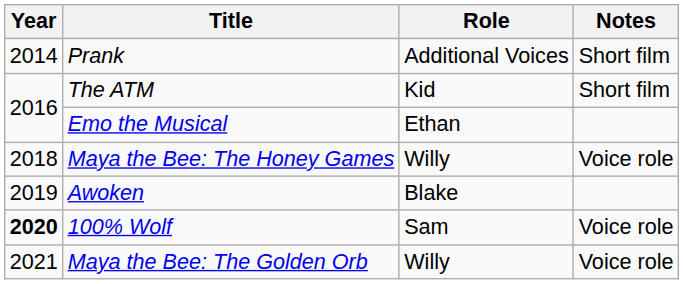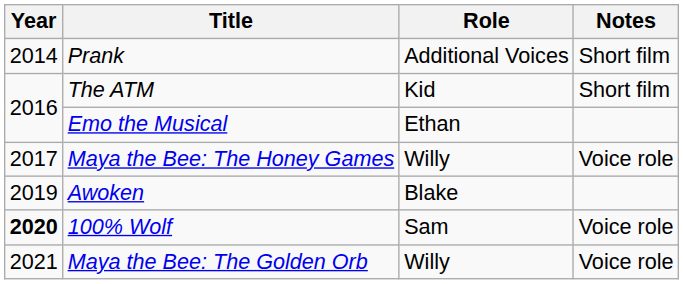(34, 158) 2018 -> (34, 158) 2017
